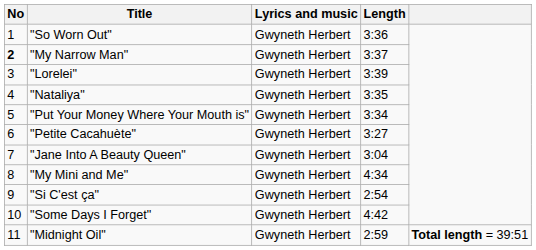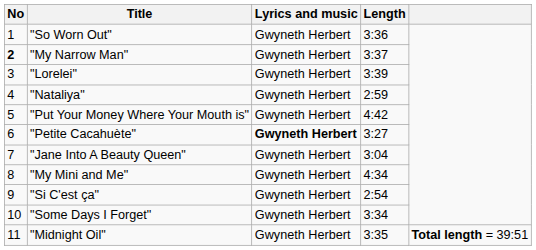(376, 94) 3:35 -> (376, 94) 2:59
(376, 114) 3:34 -> (376, 114) 4:42
(303, 134) normal -> (306, 134) bold
(376, 214) 4:42 -> (376, 214) 3:34
(376, 235) 2:59 -> (376, 235) 3:35
